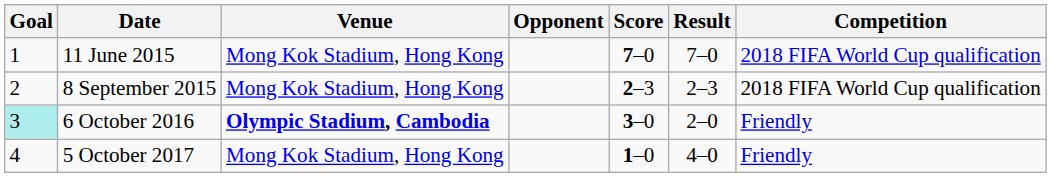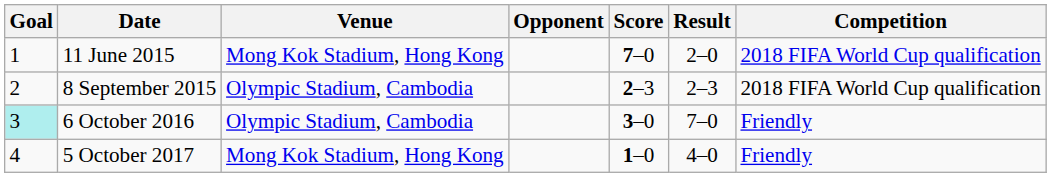(702, 54) 7–0 -> (702, 54) 2–0
(365, 88) Mong Kok Stadium, Hong Kong -> (350, 88) Olympic Stadium, Cambodia
(358, 121) bold -> (350, 121) normal
(702, 121) 2–0 -> (702, 121) 7–0
